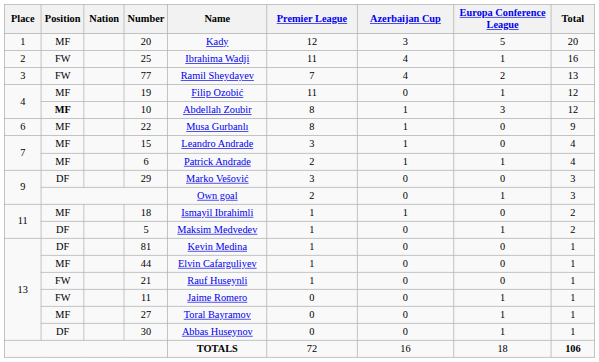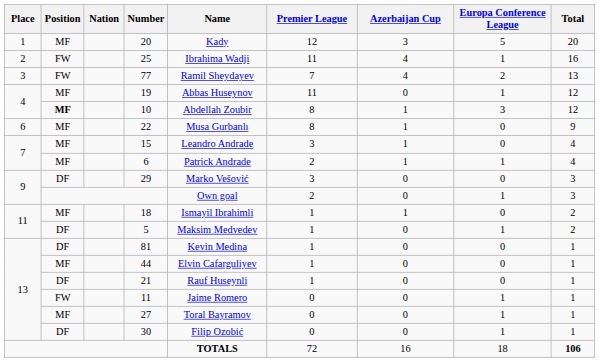(217, 93) Filip Ozobić -> (217, 93) Abbas Huseynov
(63, 281) FW -> (63, 281) DF
(217, 332) Abbas Huseynov -> (217, 332) Filip Ozobić
